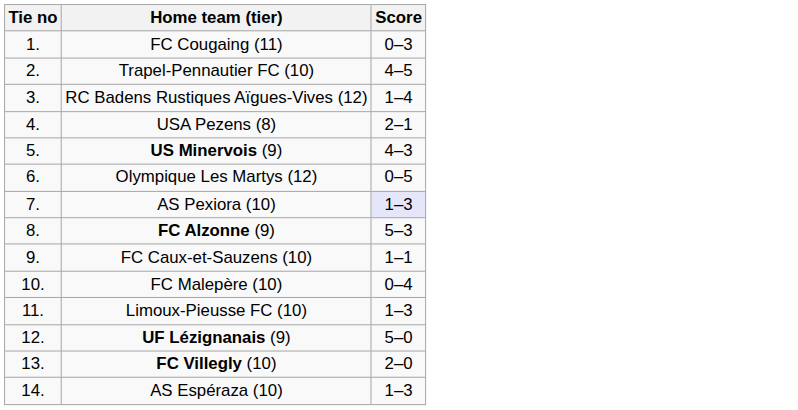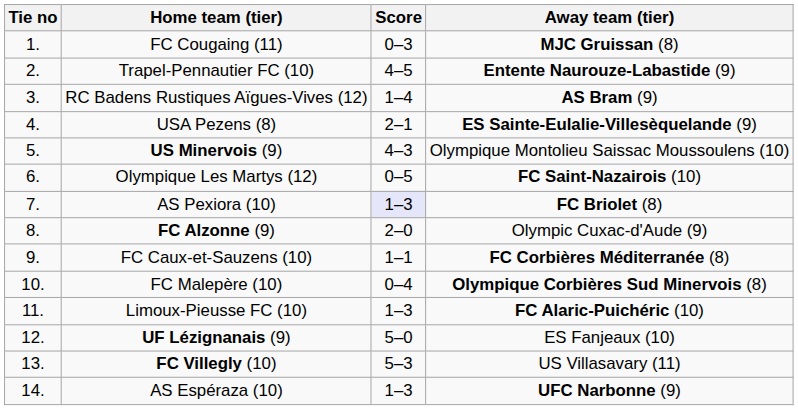+ column: (609, 17)
(399, 230) 5–3 -> (399, 230) 2–0
(399, 364) 2–0 -> (399, 364) 5–3
